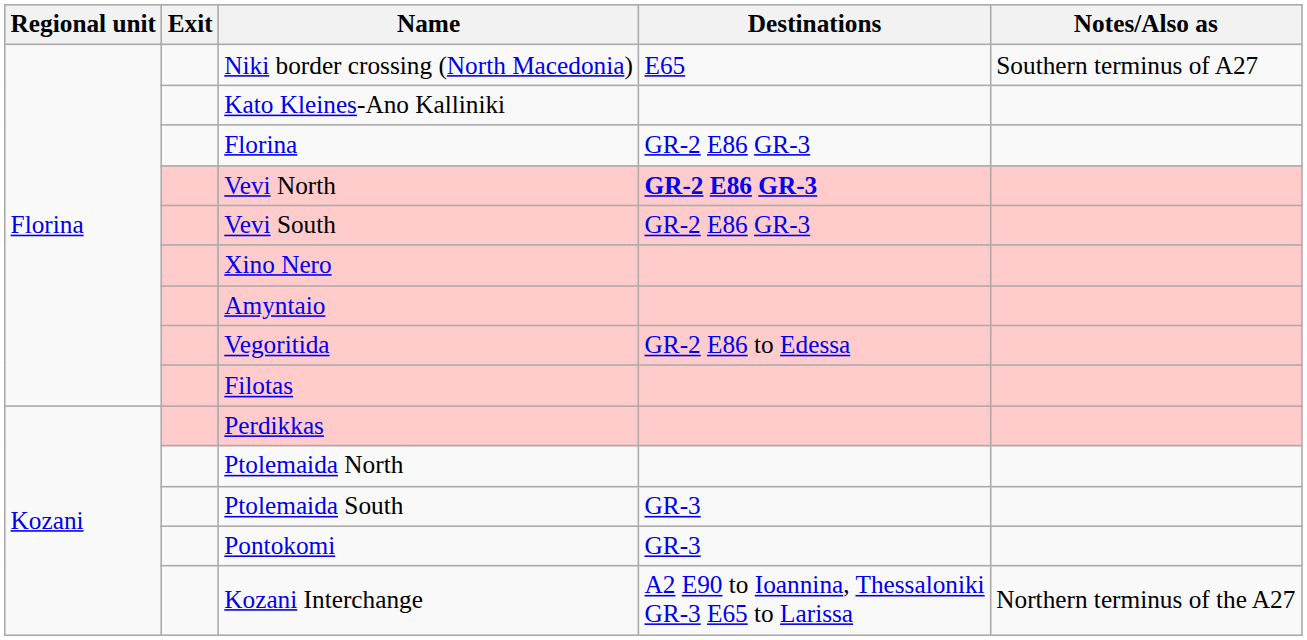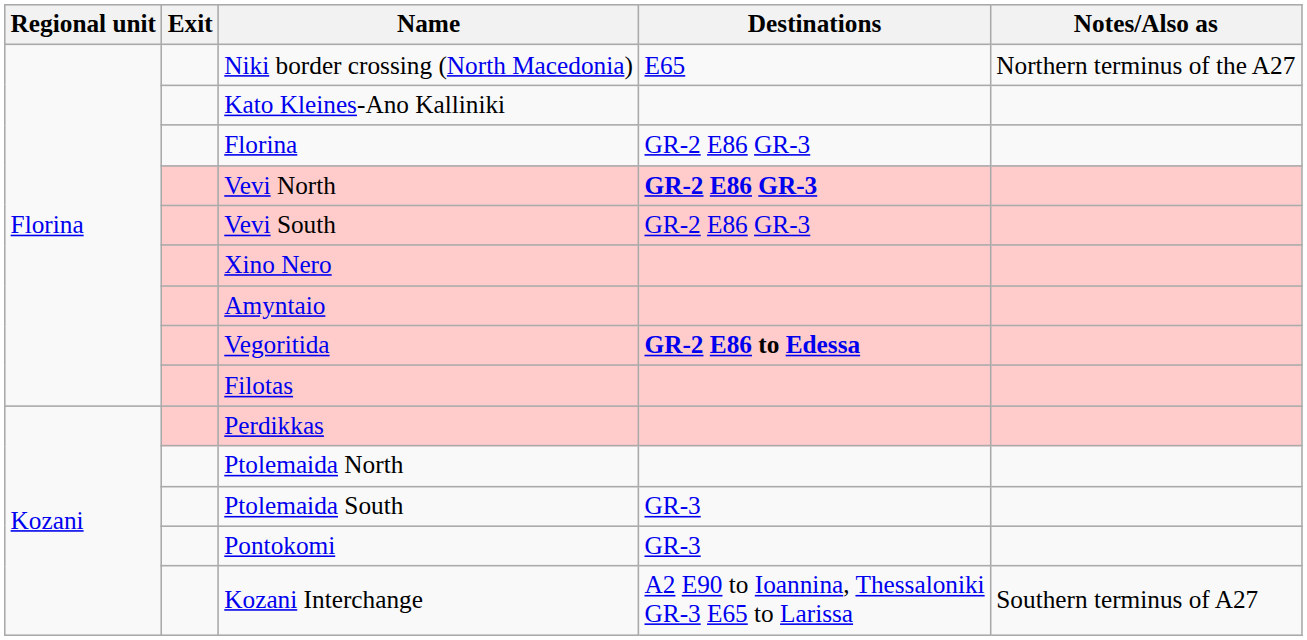(1127, 64) Southern terminus of A27 -> (1146, 64) Northern terminus of the A27
(747, 345) normal -> (752, 345) bold
(1146, 600) Northern terminus of the A27 -> (1127, 600) Southern terminus of A27
